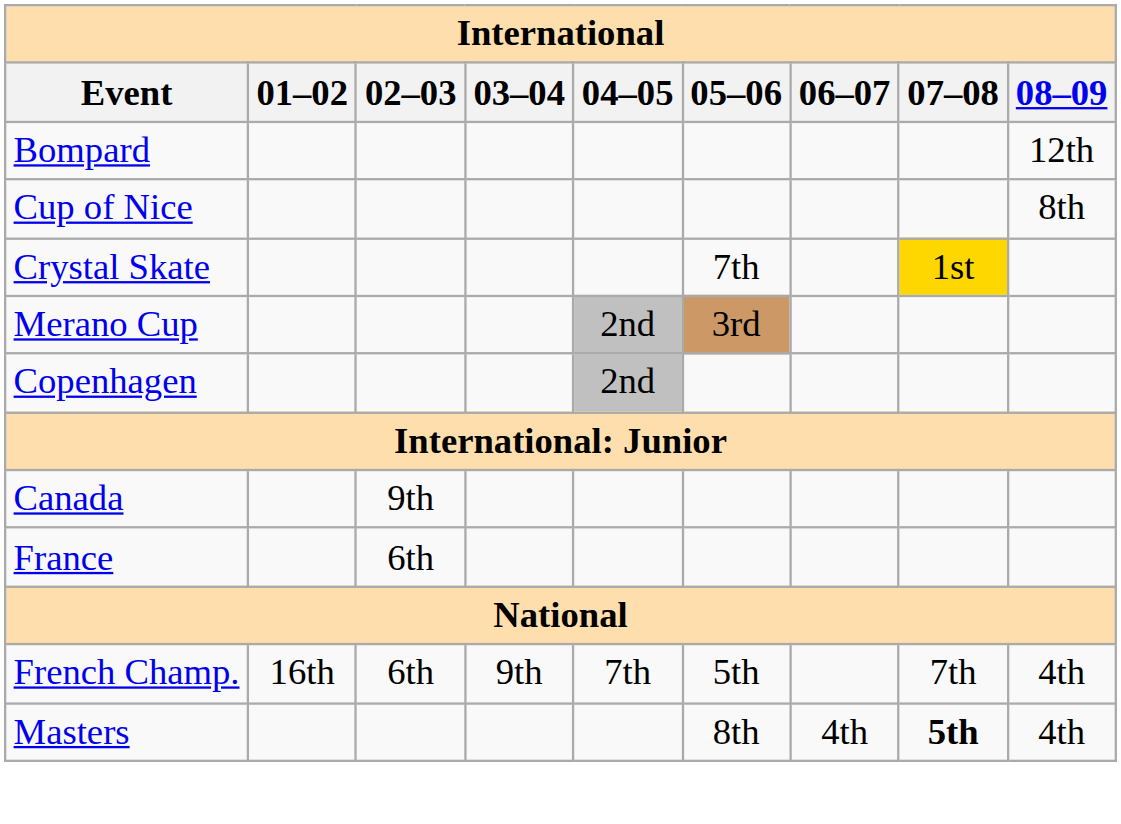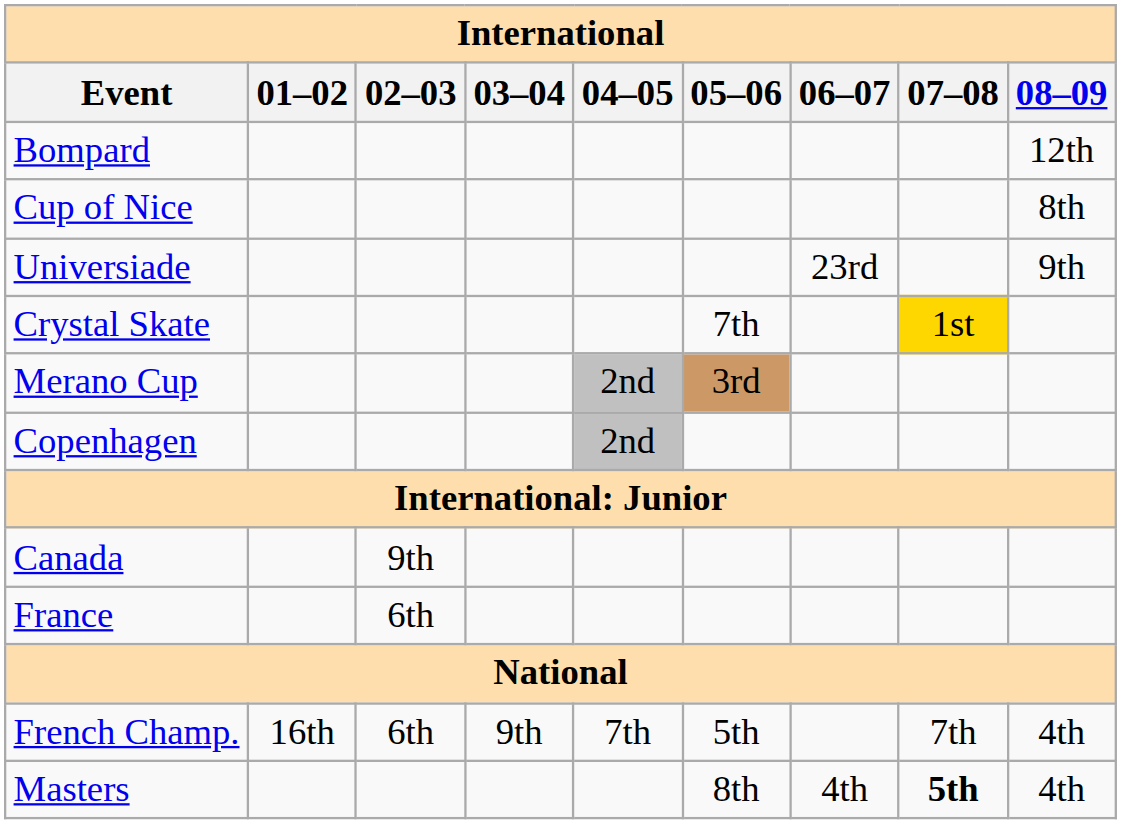+ row: (102, 265)
